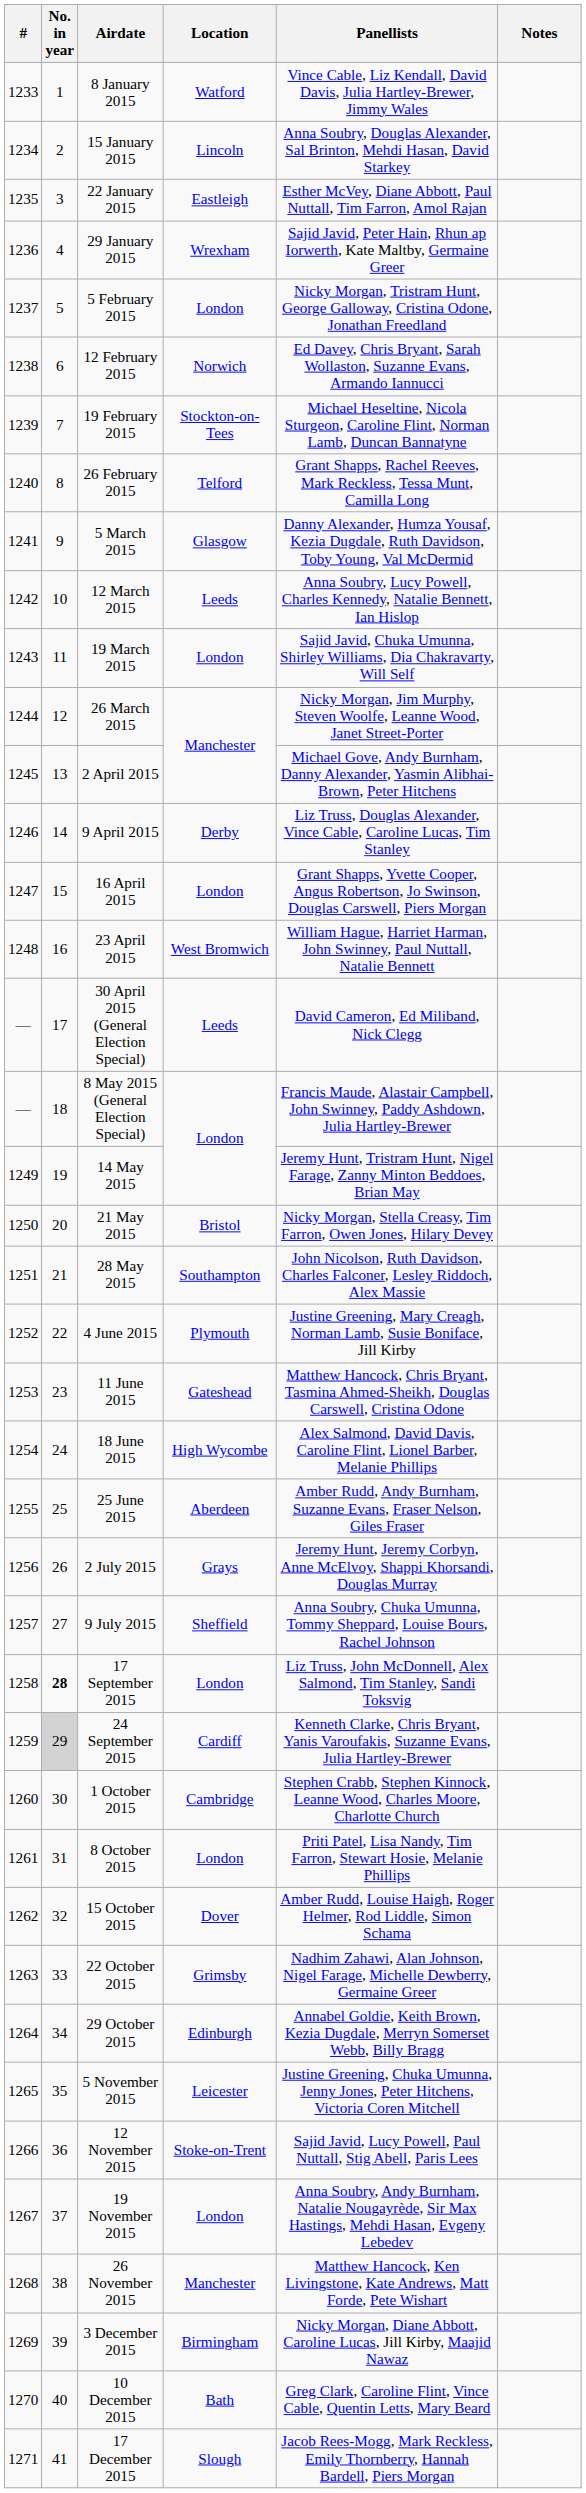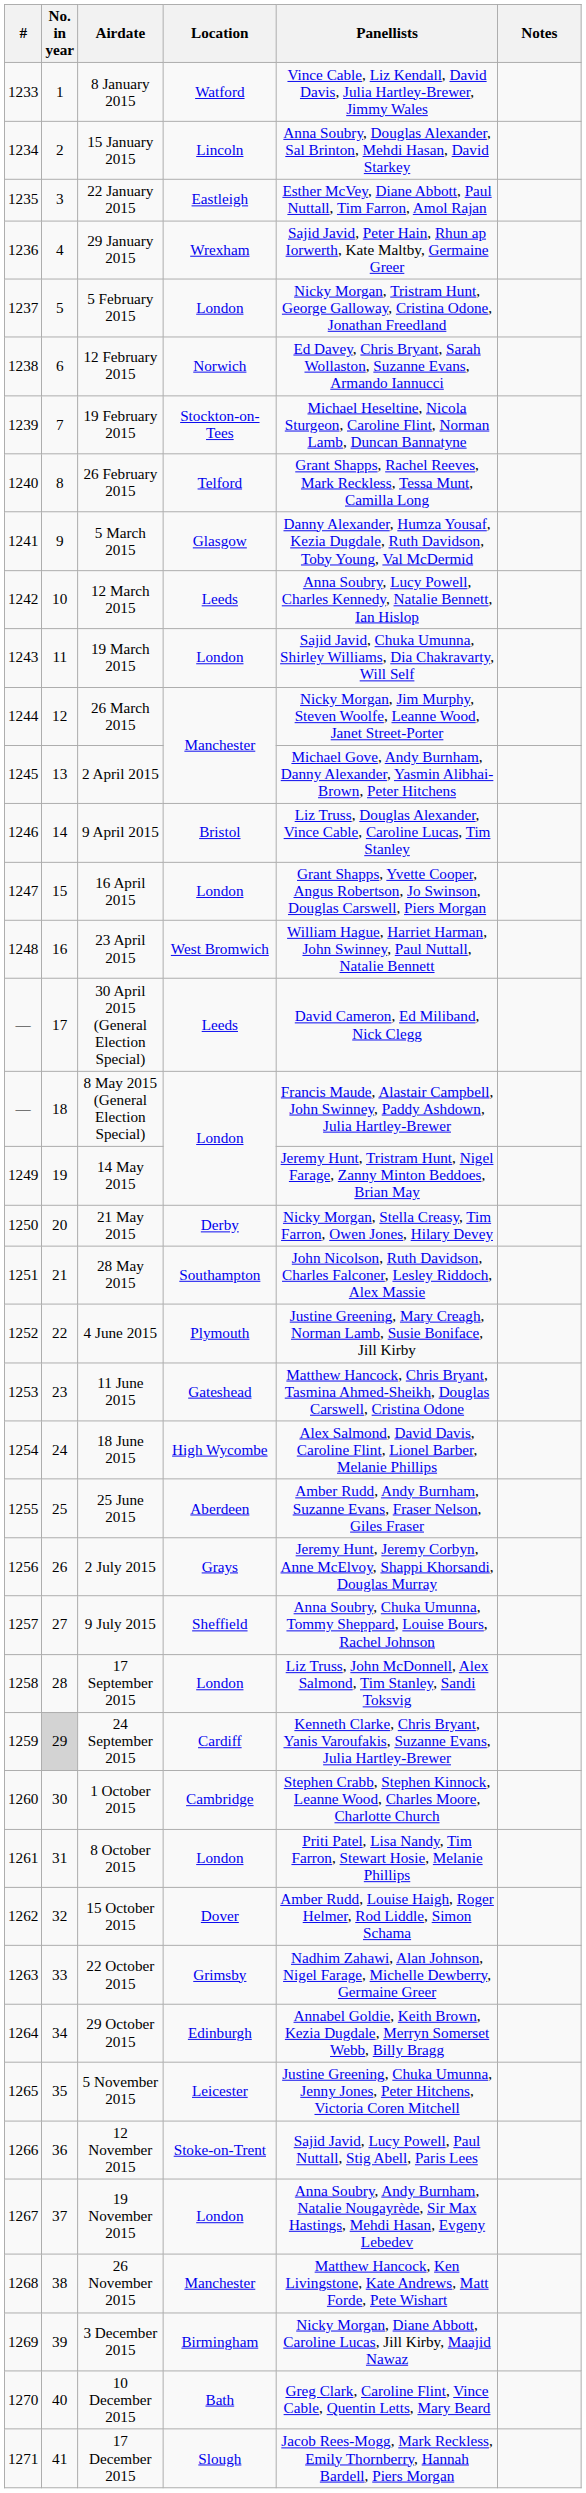(220, 832) Derby -> (220, 832) Bristol
(220, 1225) Bristol -> (220, 1225) Derby
(60, 1683) bold -> (60, 1683) normal
